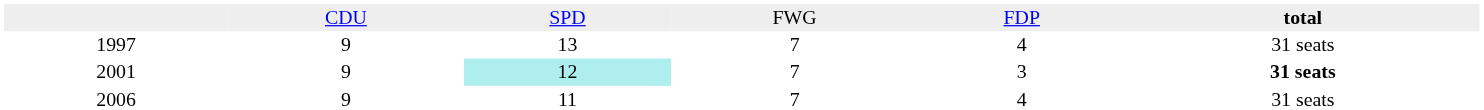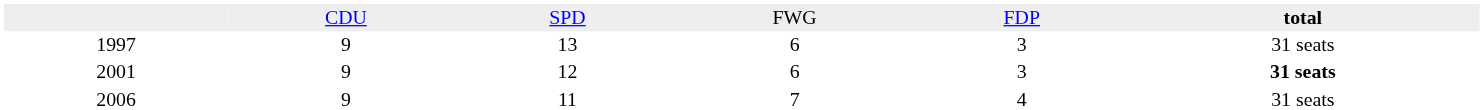(795, 44) 7 -> (795, 44) 6
(1022, 44) 4 -> (1022, 44) 3
(567, 72) paleturquoise background -> (567, 72) no background
(795, 72) 7 -> (795, 72) 6
